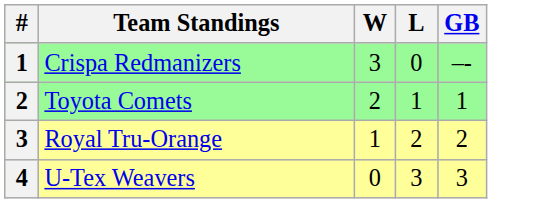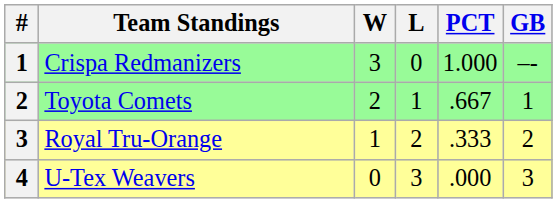+ column: (470, 23)
